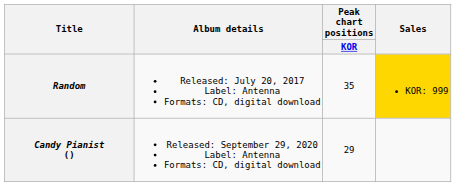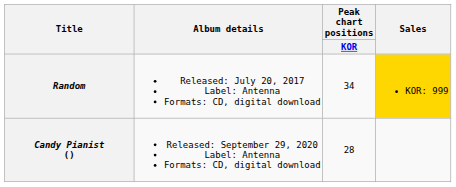(349, 86) 35 -> (349, 86) 34
(349, 150) 29 -> (349, 150) 28
